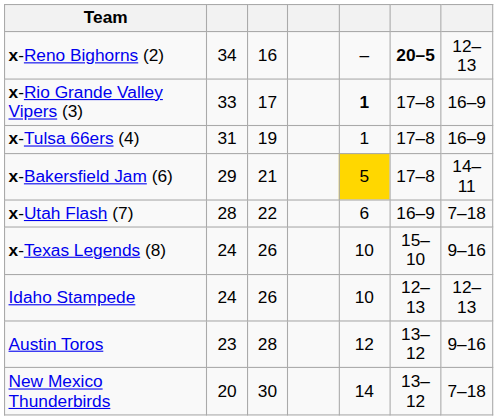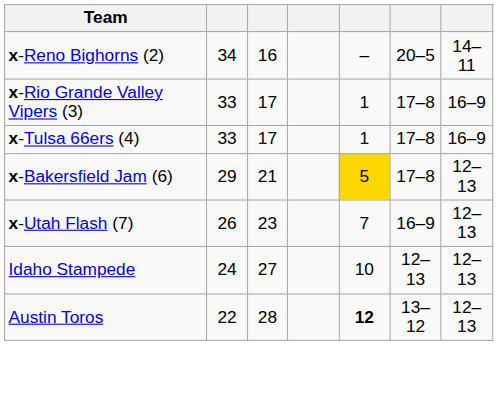(416, 55) bold -> (416, 55) normal
(467, 55) 12–13 -> (467, 55) 14–11
(364, 102) bold -> (364, 102) normal
(227, 139) 31 -> (227, 139) 33
(267, 139) 19 -> (267, 139) 17
(467, 176) 14–11 -> (467, 176) 12–13
(227, 213) 28 -> (227, 223) 26
(267, 213) 22 -> (267, 223) 23
(364, 213) 6 -> (364, 223) 7
(467, 213) 7–18 -> (467, 223) 12–13
- row: (87, 250)
(267, 297) 26 -> (267, 270) 27
(227, 344) 23 -> (227, 316) 22
(364, 344) normal -> (364, 316) bold
(467, 344) 9–16 -> (467, 316) 12–13
- row: (59, 391)
